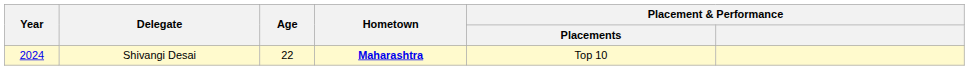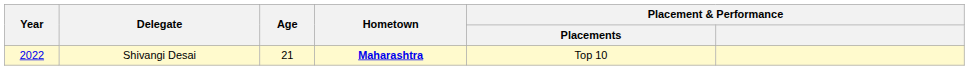(32, 56) 2024 -> (32, 56) 2022
(287, 56) 22 -> (287, 56) 21
